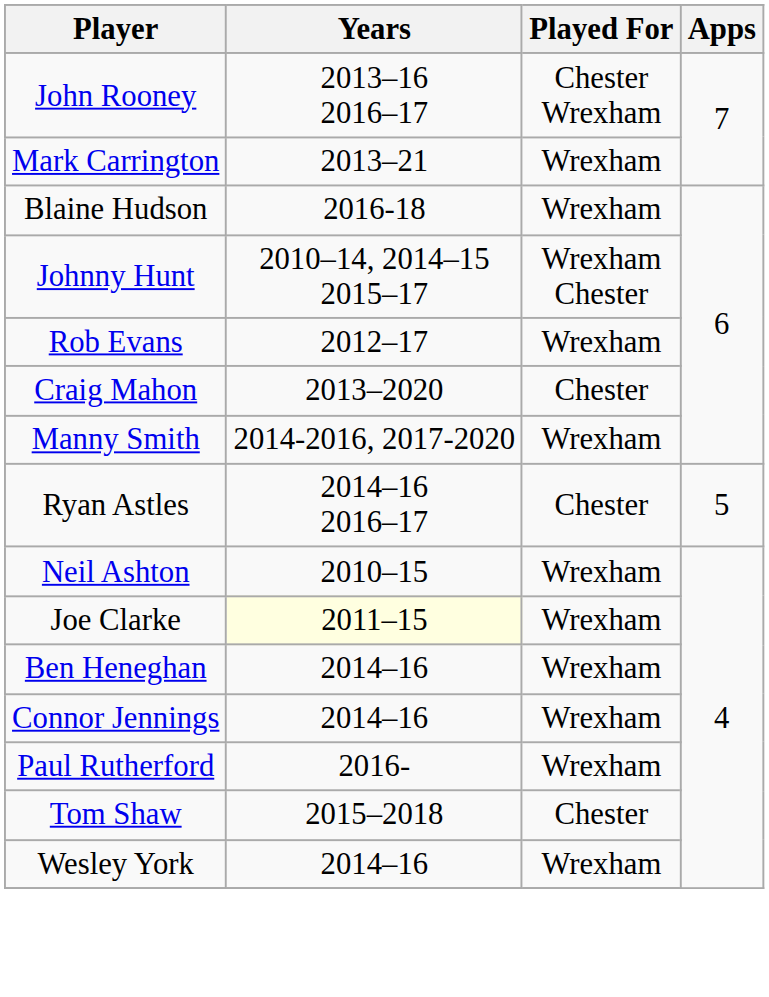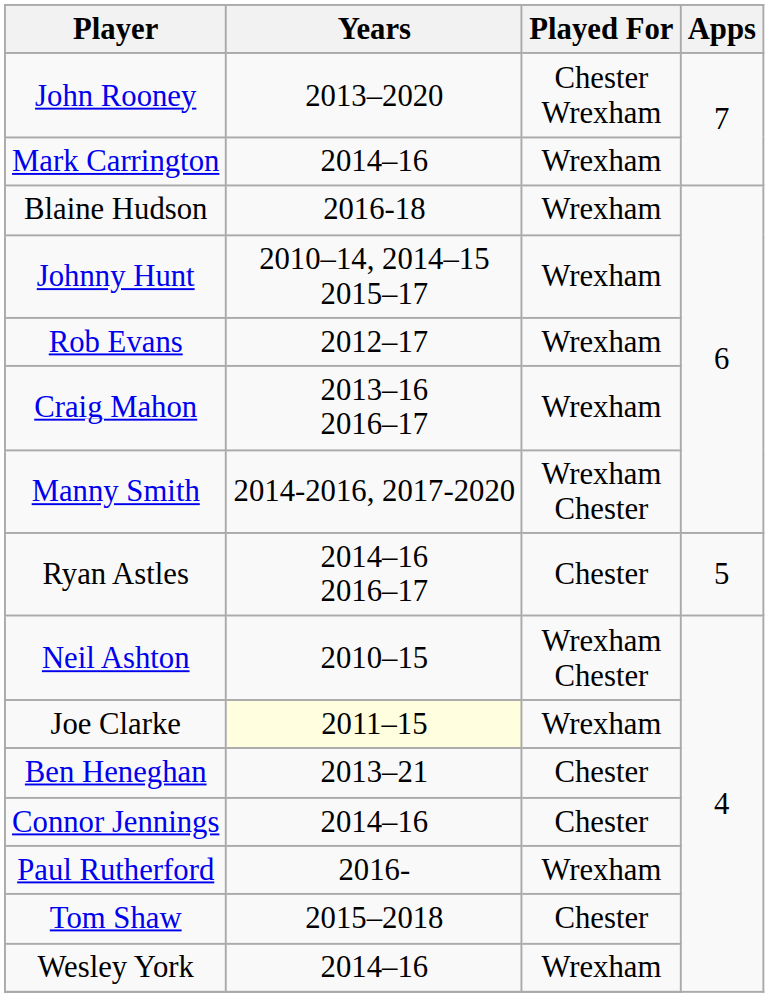(374, 94) 2013–16 2016–17 -> (374, 94) 2013–2020
(374, 160) 2013–21 -> (374, 160) 2014–16
(601, 275) Wrexham Chester -> (601, 275) Wrexham
(374, 390) 2013–2020 -> (374, 407) 2013–16 2016–17
(601, 390) Chester -> (601, 407) Wrexham
(601, 439) Wrexham -> (601, 490) Wrexham Chester
(601, 571) Wrexham -> (601, 657) Wrexham Chester
(374, 668) 2014–16 -> (374, 772) 2013–21
(601, 668) Wrexham -> (601, 772) Chester
(601, 717) Wrexham -> (601, 820) Chester
